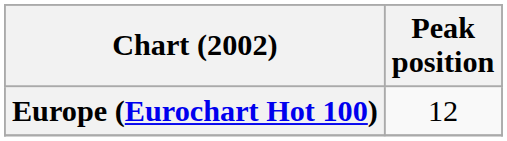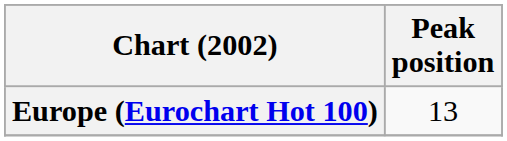(443, 110) 12 -> (443, 110) 13
